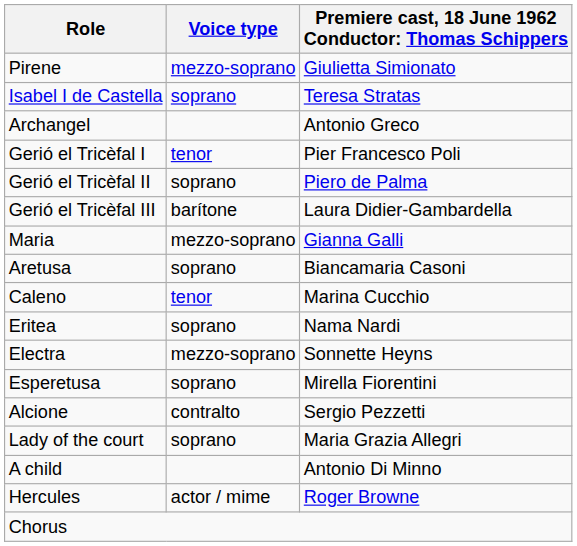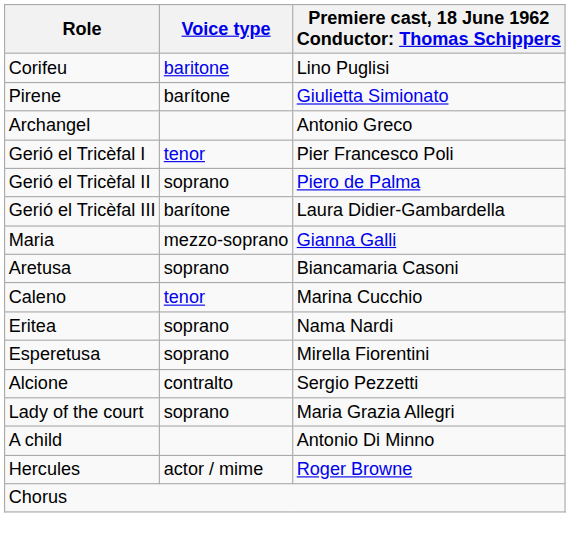+ row: (38, 67)
(233, 67) mezzo-soprano -> (197, 96) barítone
- row: (86, 96)
- row: (37, 354)
